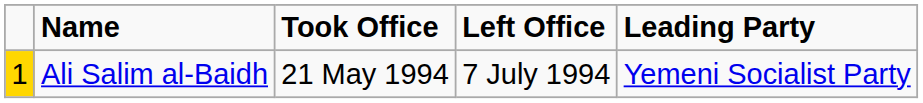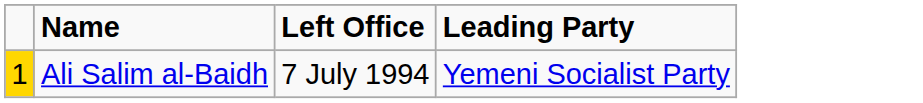- column: (360, 27)
